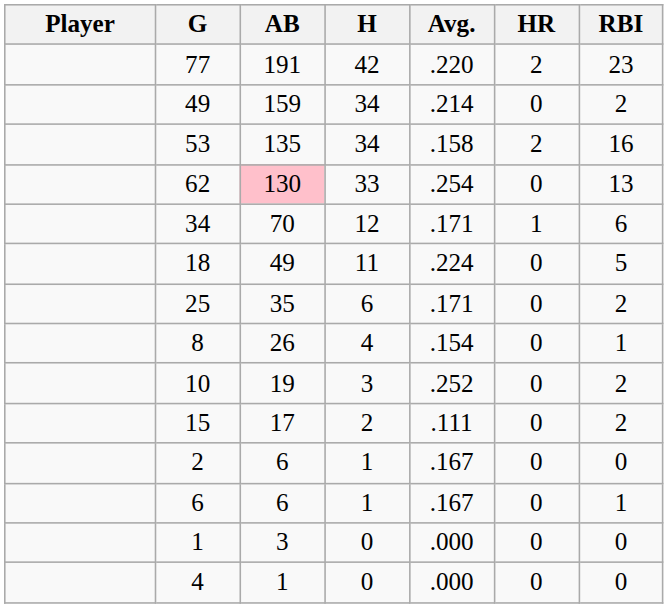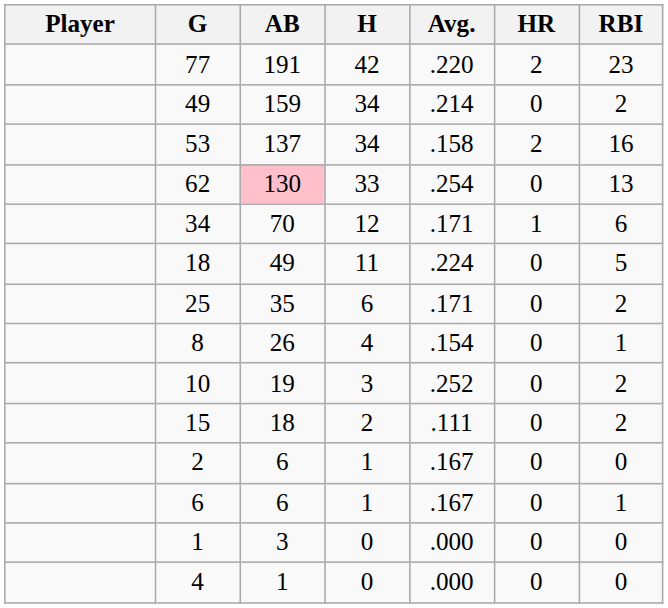(282, 143) 135 -> (282, 143) 137
(282, 422) 17 -> (282, 422) 18
